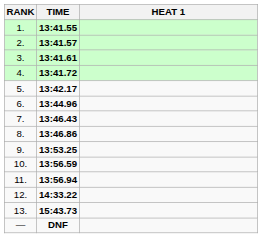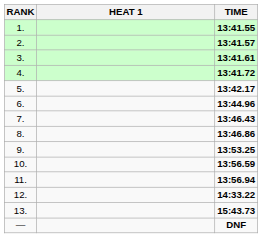columns swapped: (168, 12) <-> (58, 12)
